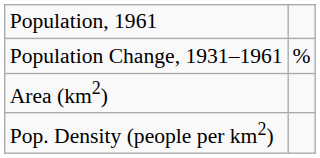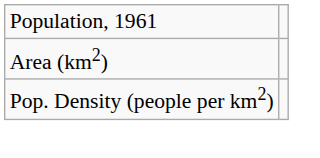- row: (146, 55)
